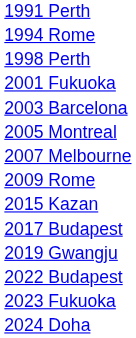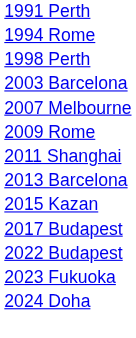- row: (60, 83)
- row: (61, 132)
+ row: (63, 156)
+ row: (66, 180)
- row: (61, 253)
